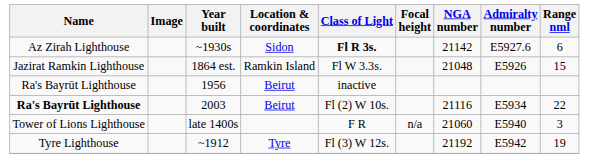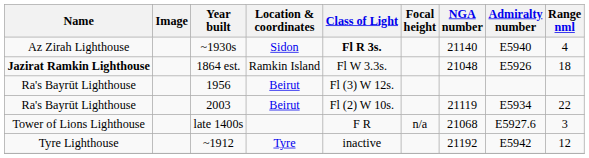(457, 47) 21142 -> (462, 47) 21140
(510, 47) E5927.6 -> (515, 47) E5940
(560, 47) 6 -> (565, 47) 4
(79, 66) normal -> (79, 66) bold
(560, 66) 15 -> (565, 66) 18
(357, 85) inactive -> (362, 85) Fl (3) W 12s.
(79, 104) bold -> (79, 104) normal
(457, 104) 21116 -> (462, 104) 21119
(457, 124) 21060 -> (462, 124) 21068
(510, 124) E5940 -> (515, 124) E5927.6
(357, 143) Fl (3) W 12s. -> (362, 143) inactive
(560, 143) 19 -> (565, 143) 12
